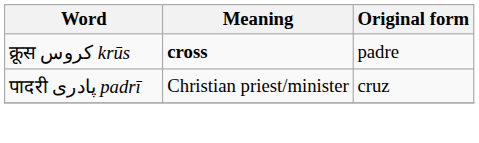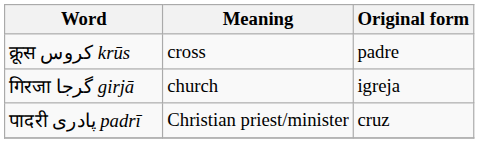(187, 51) bold -> (187, 51) normal
+ row: (72, 86)
